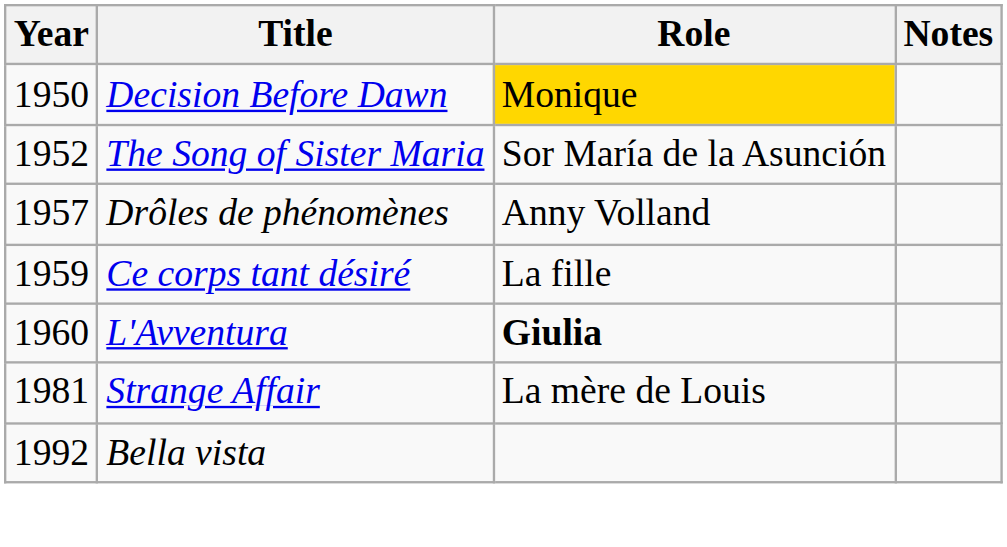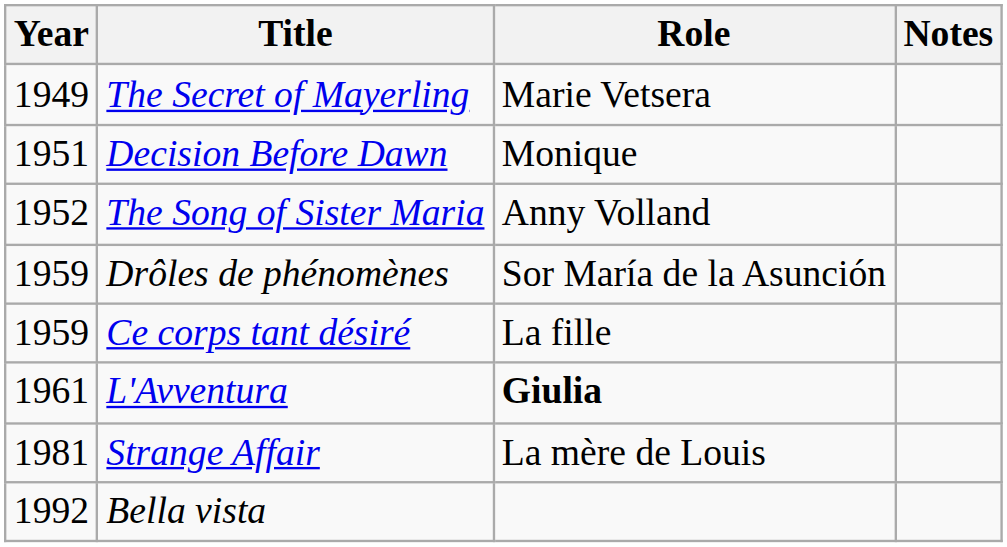+ row: (288, 93)
(51, 93) 1950 -> (51, 153) 1951
(570, 93) gold background -> (570, 153) no background
(694, 153) Sor María de la Asunción -> (606, 213) Anny Volland
(51, 213) 1957 -> (51, 272) 1959
(606, 213) Anny Volland -> (694, 272) Sor María de la Asunción
(51, 332) 1960 -> (51, 392) 1961
